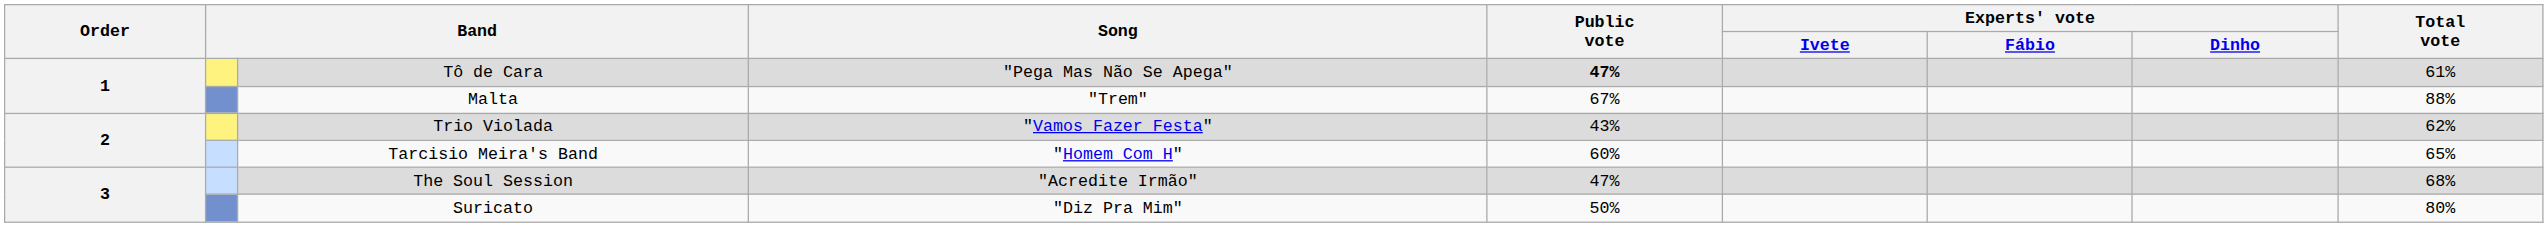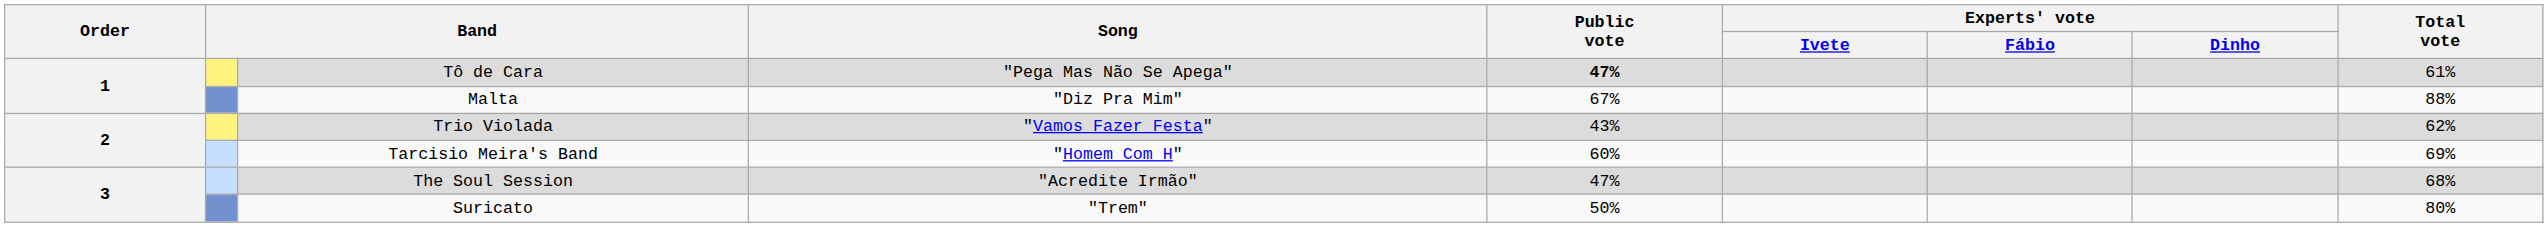(1118, 100) "Trem" -> (1118, 100) "Diz Pra Mim"
(2440, 154) 65% -> (2440, 154) 69%
(1118, 208) "Diz Pra Mim" -> (1118, 208) "Trem"
